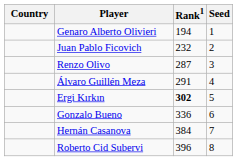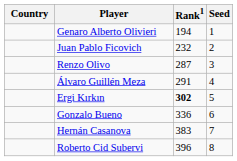(183, 131) 384 -> (183, 131) 383
